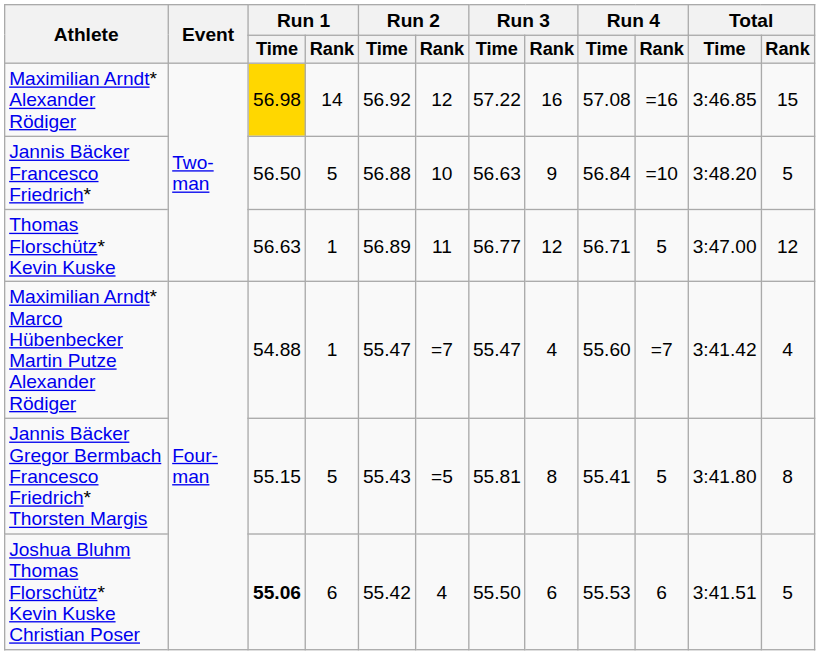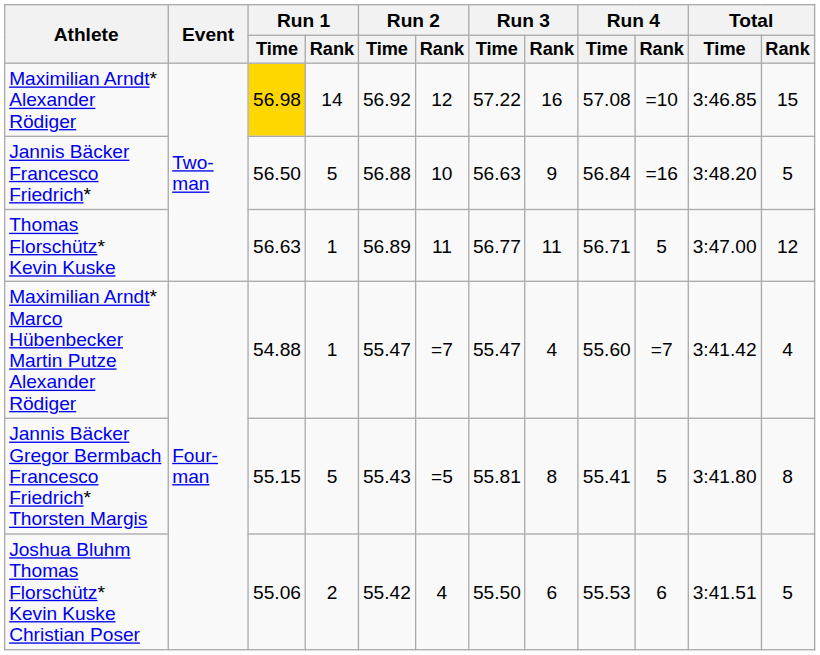(662, 100) =16 -> (662, 100) =10
(662, 173) =10 -> (662, 173) =16
(552, 246) 12 -> (552, 246) 11
(277, 592) bold -> (277, 592) normal
(332, 592) 6 -> (332, 592) 2
